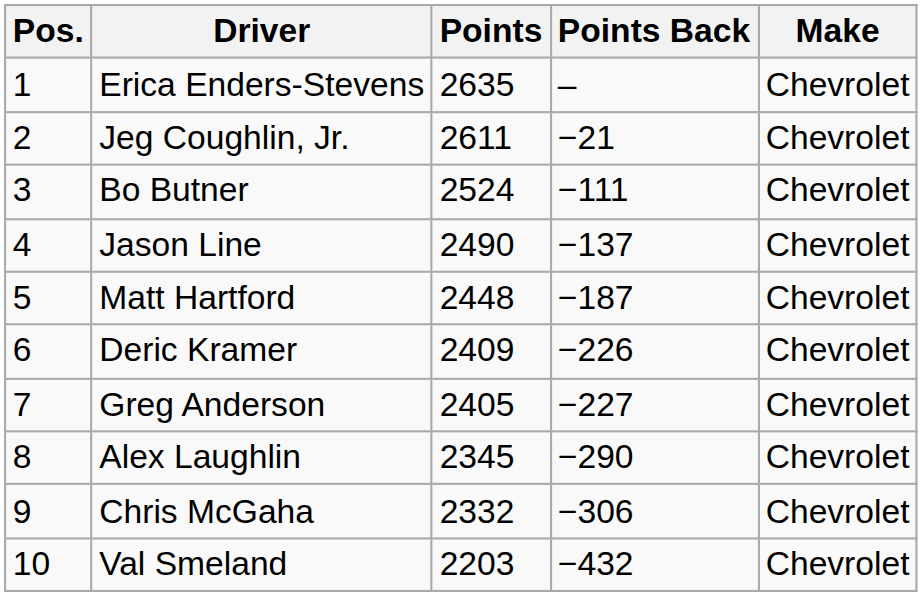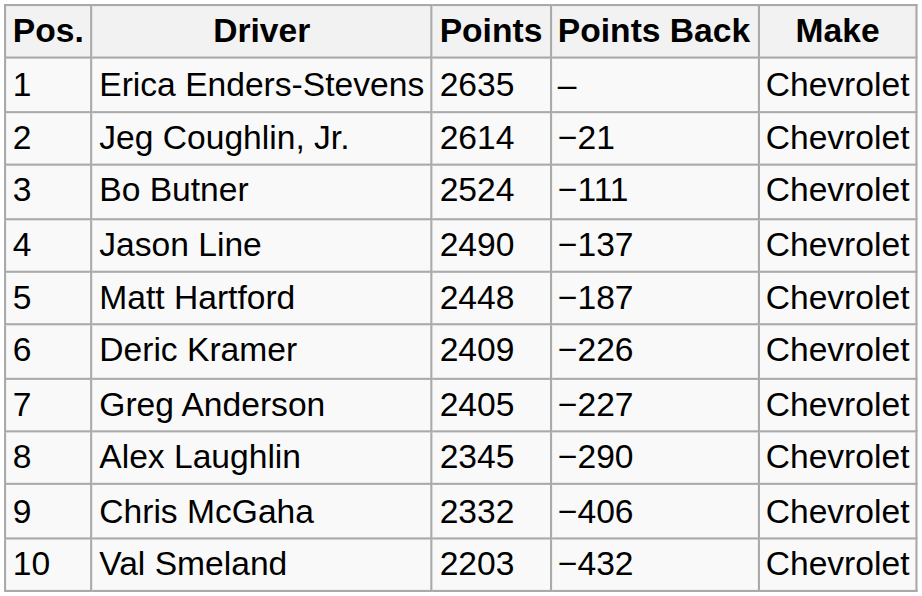(476, 137) 2611 -> (477, 137) 2614
(596, 510) −306 -> (596, 510) −406
